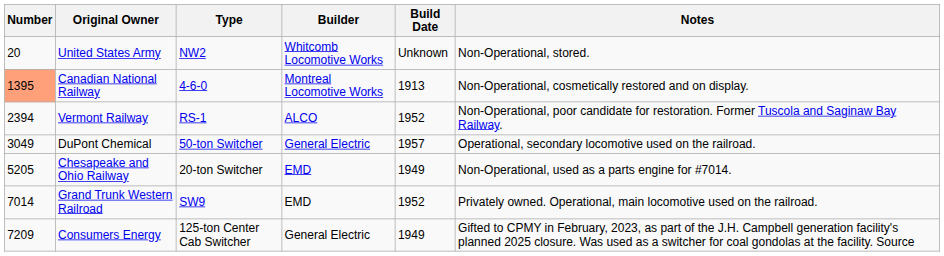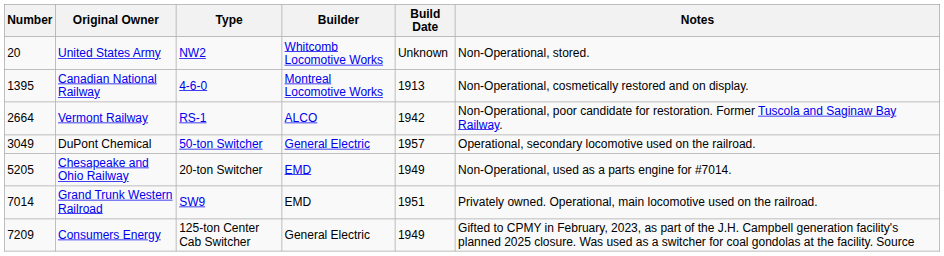(20, 85) lightsalmon background -> (20, 85) no background
(20, 118) 2394 -> (20, 118) 2664
(411, 118) 1952 -> (411, 118) 1942
(411, 202) 1952 -> (411, 202) 1951
